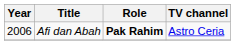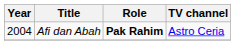(19, 31) 2006 -> (19, 31) 2004
